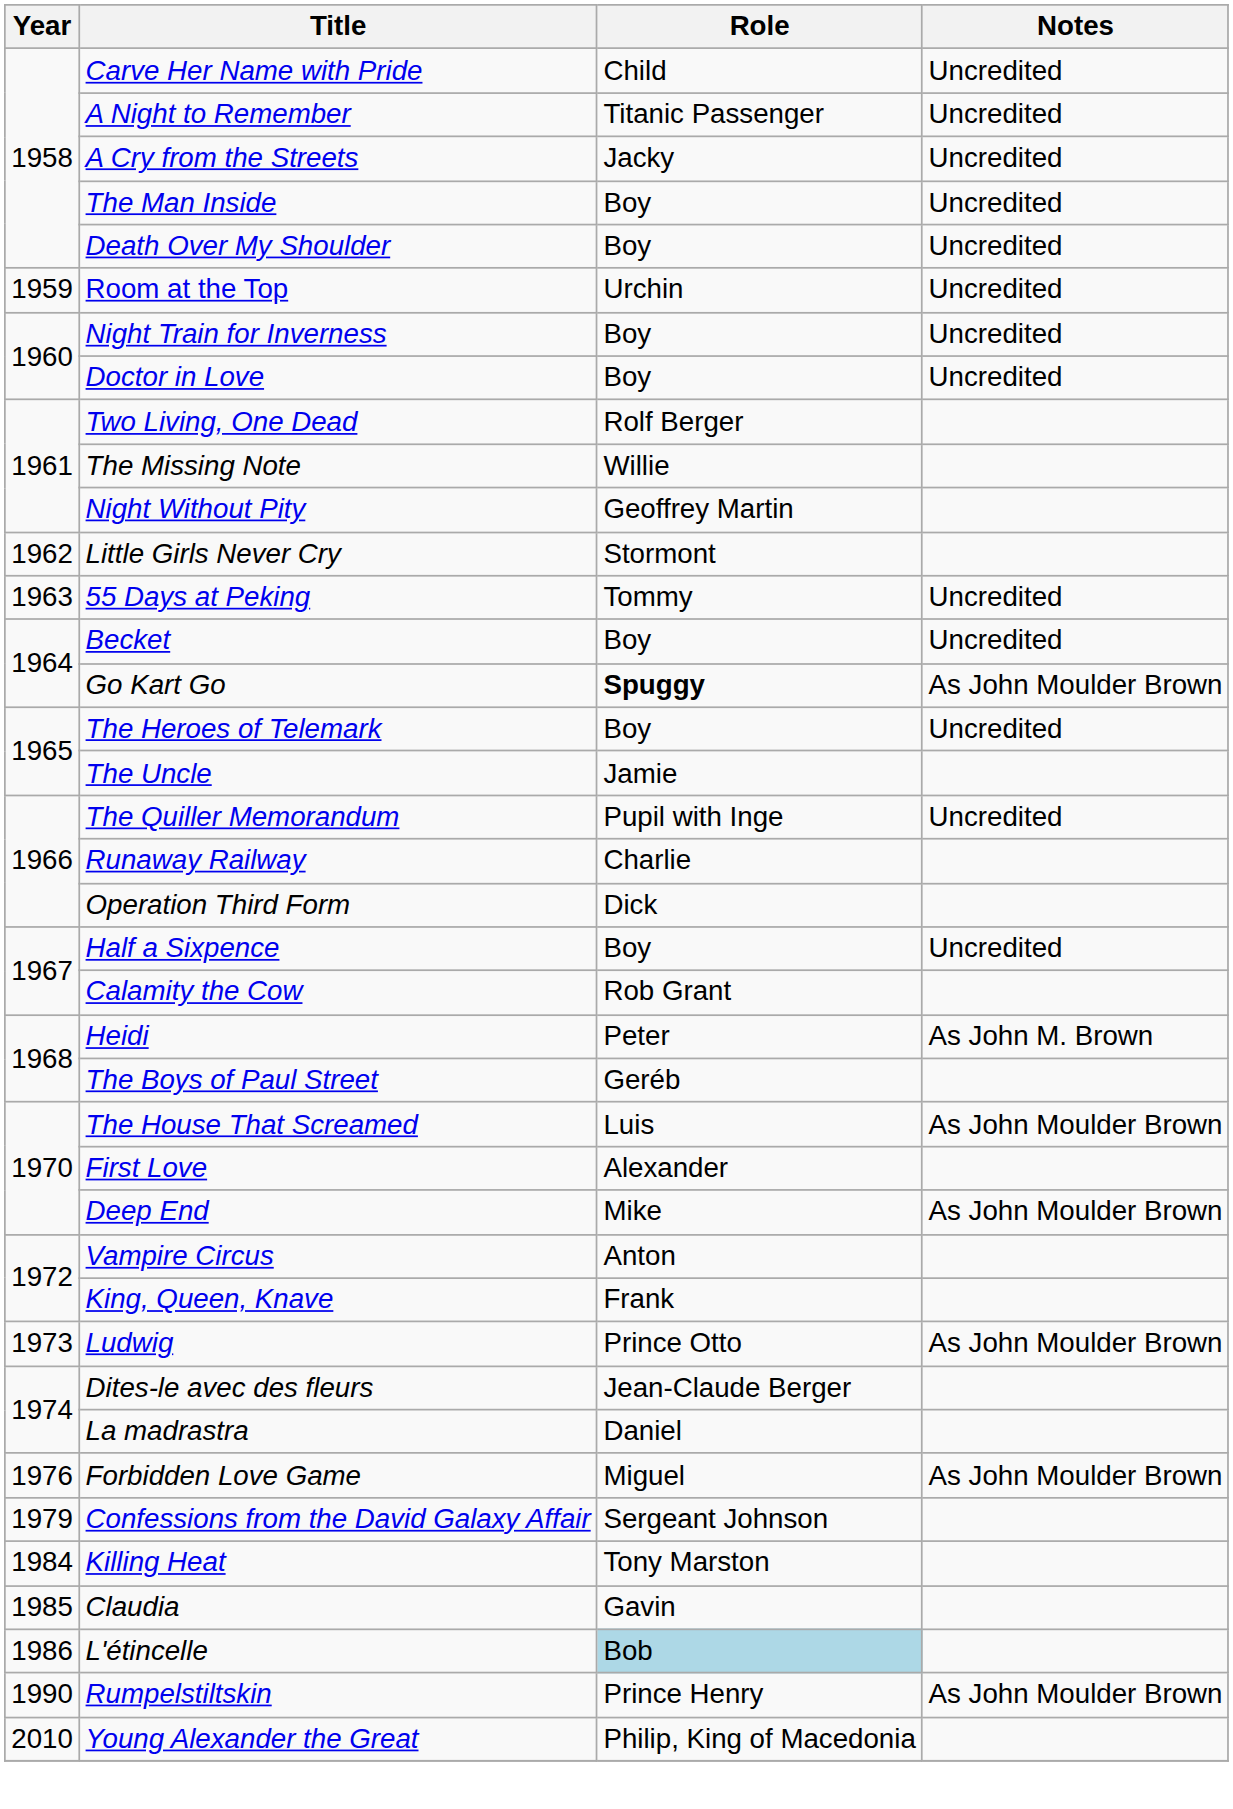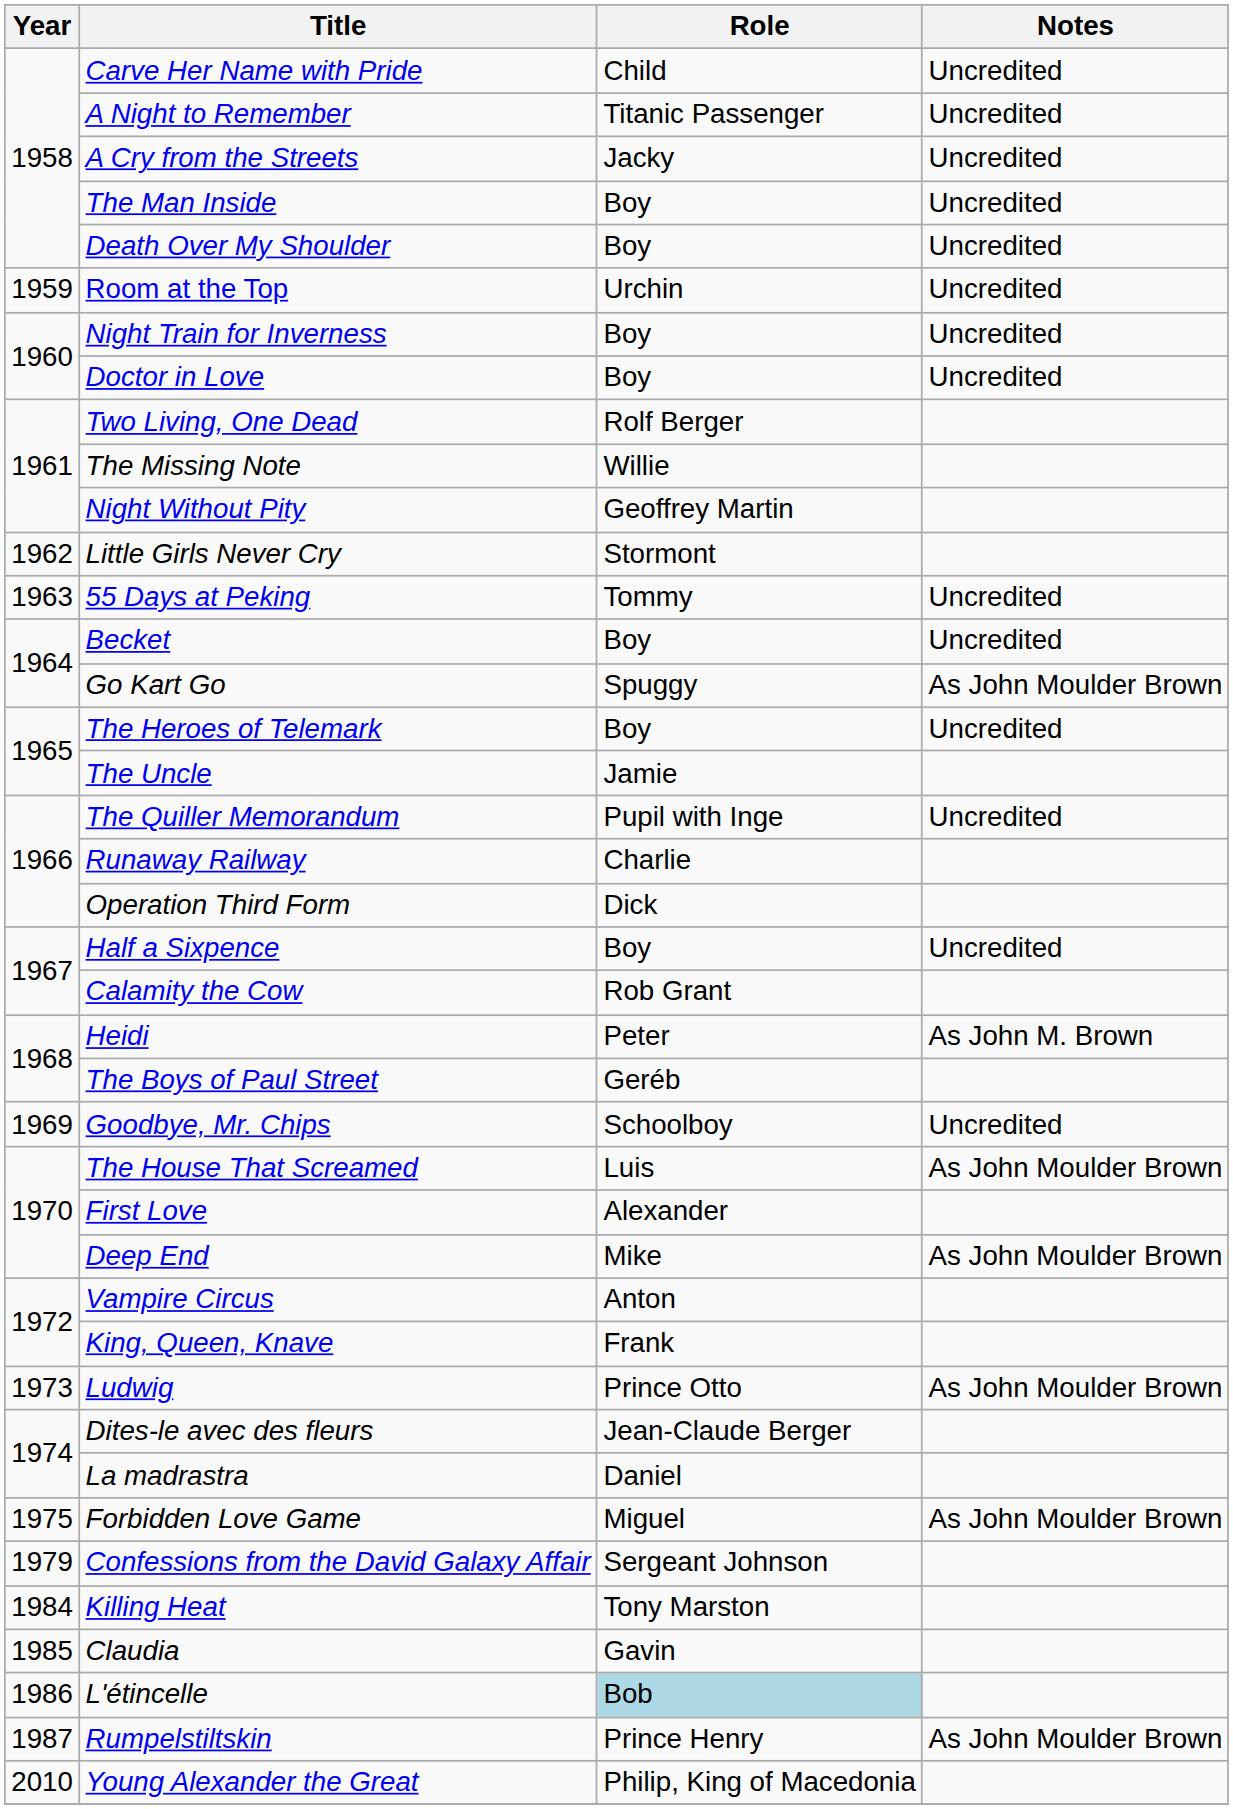(654, 684) bold -> (650, 684) normal
+ row: (208, 1123)
(42, 1475) 1976 -> (42, 1519) 1975
(42, 1694) 1990 -> (42, 1738) 1987
